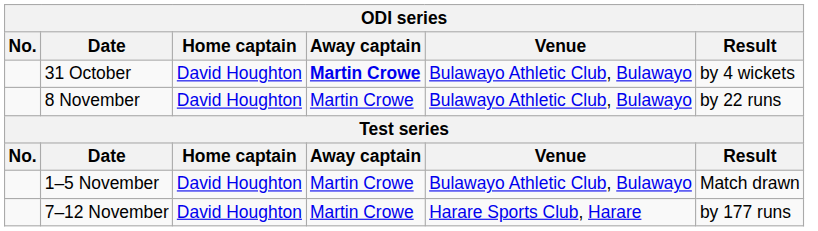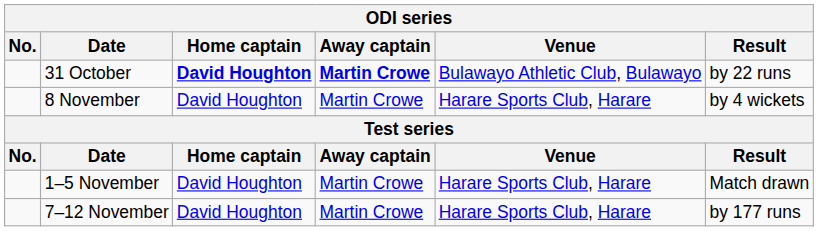(239, 73) normal -> (244, 73) bold
(747, 73) by 4 wickets -> (750, 73) by 22 runs
(560, 101) Bulawayo Athletic Club, Bulawayo -> (545, 101) Harare Sports Club, Harare
(741, 101) by 22 runs -> (757, 101) by 4 wickets
(560, 184) Bulawayo Athletic Club, Bulawayo -> (545, 184) Harare Sports Club, Harare
